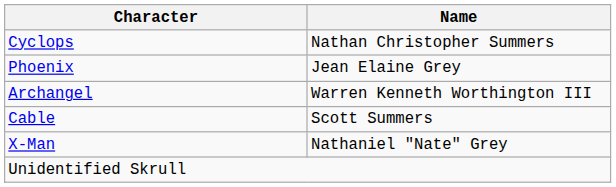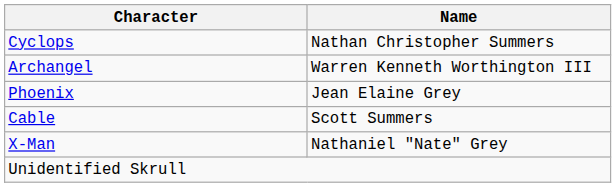rows swapped: (41, 68) <-> (50, 94)
